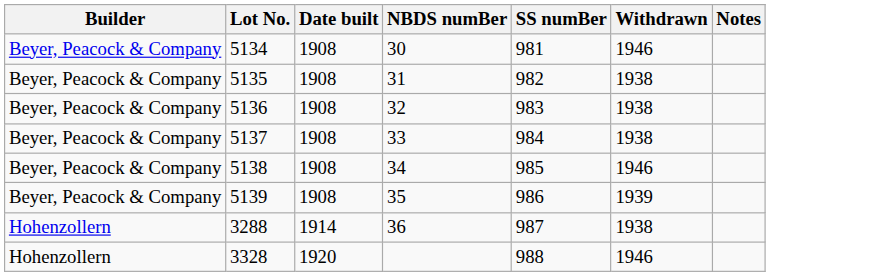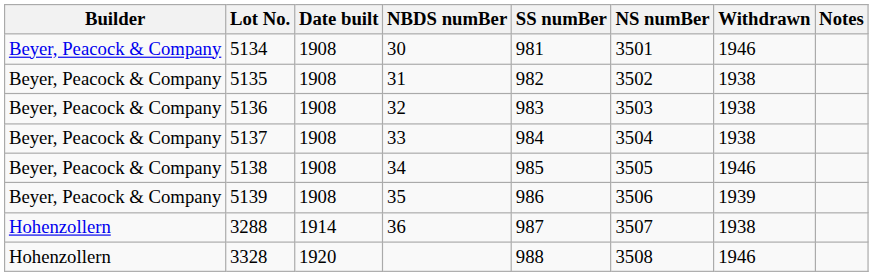+ column: (663, 19)
